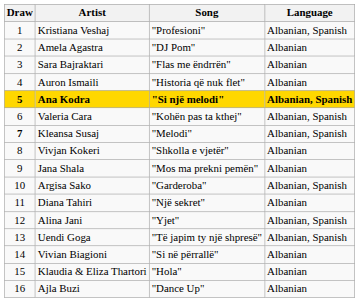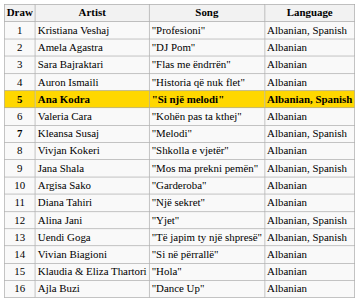(307, 116) Albanian, Spanish -> (287, 116) Albanian
(287, 168) Albanian -> (307, 168) Albanian, Spanish
(307, 185) Albanian, Spanish -> (287, 185) Albanian
